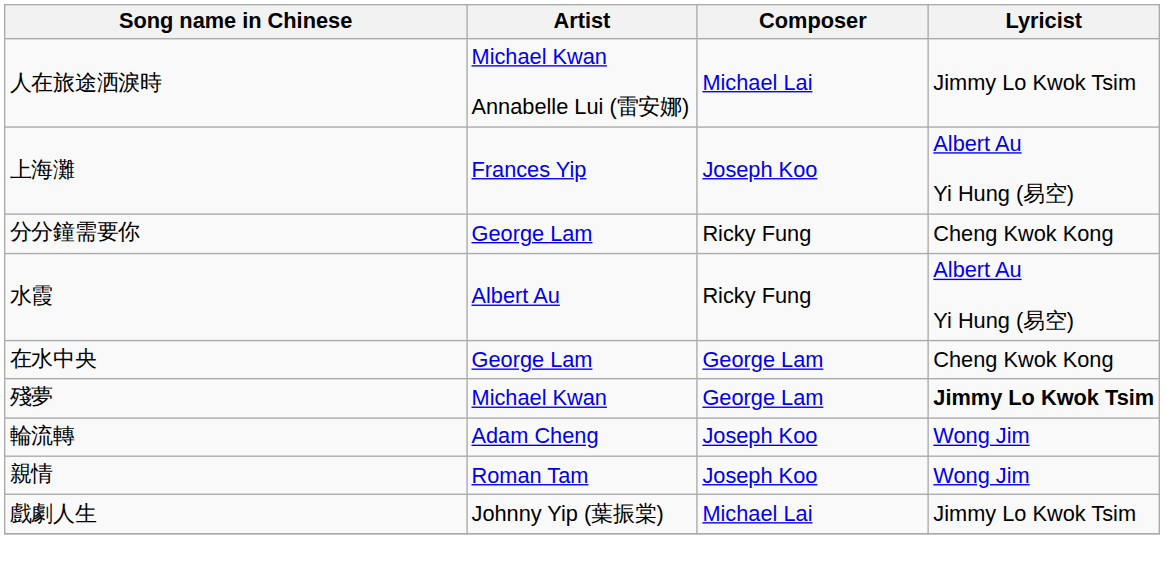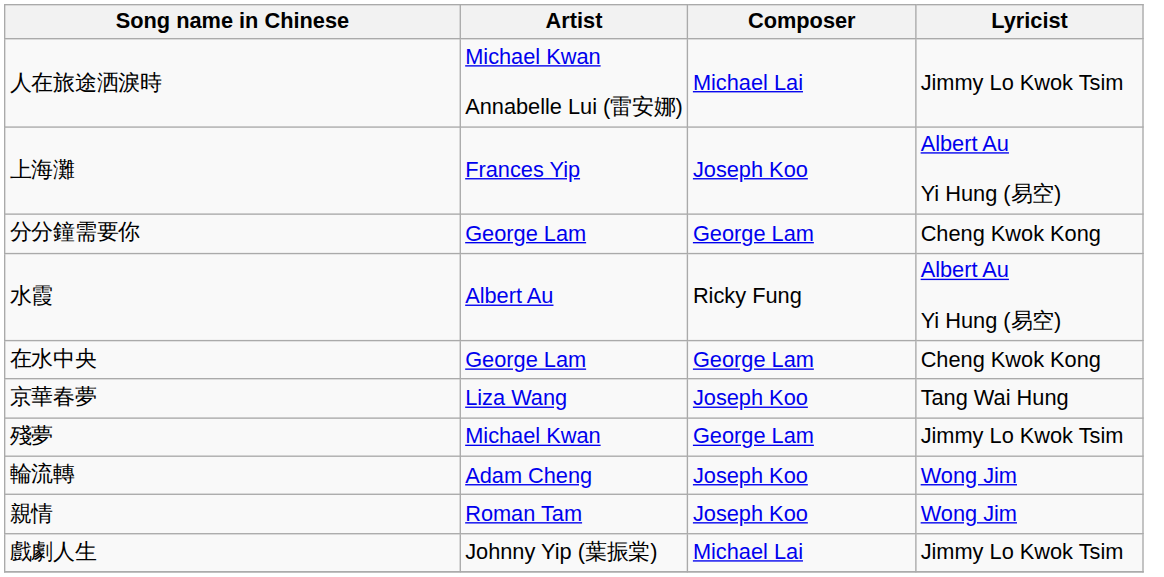(757, 233) Ricky Fung -> (753, 233) George Lam
+ row: (53, 397)
(1044, 398) bold -> (1022, 436) normal
